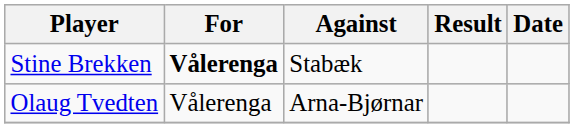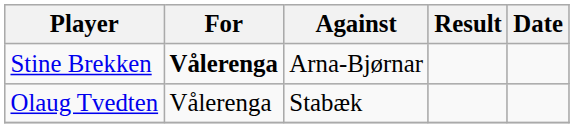(326, 63) Stabæk -> (356, 63) Arna-Bjørnar
(356, 102) Arna-Bjørnar -> (326, 102) Stabæk
